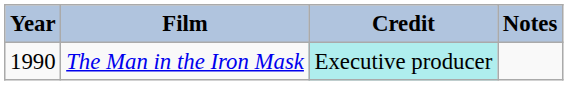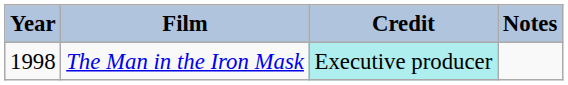(33, 61) 1990 -> (33, 61) 1998
